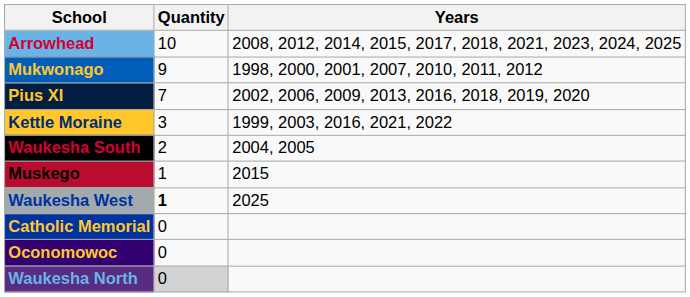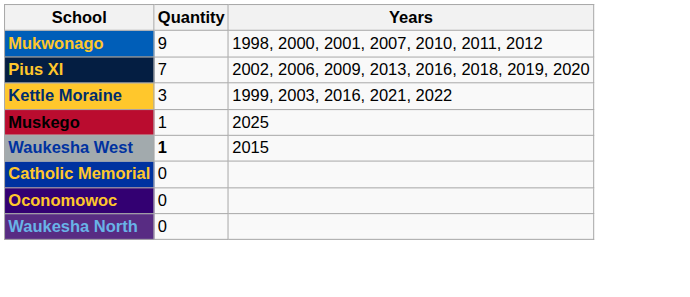- row: (51, 43)
- row: (74, 148)
(251, 174) 2015 -> (251, 122) 2025
(251, 200) 2025 -> (251, 148) 2015
(162, 278) lightgrey background -> (162, 226) no background
